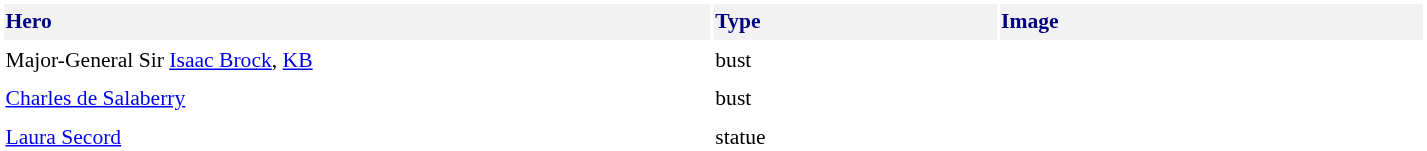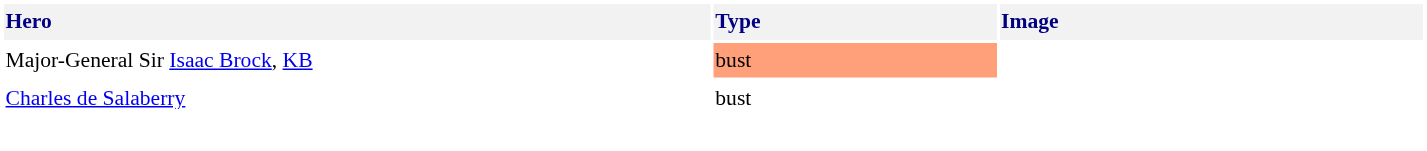(733, 59) no background -> (733, 59) lightsalmon background
- row: (63, 136)
